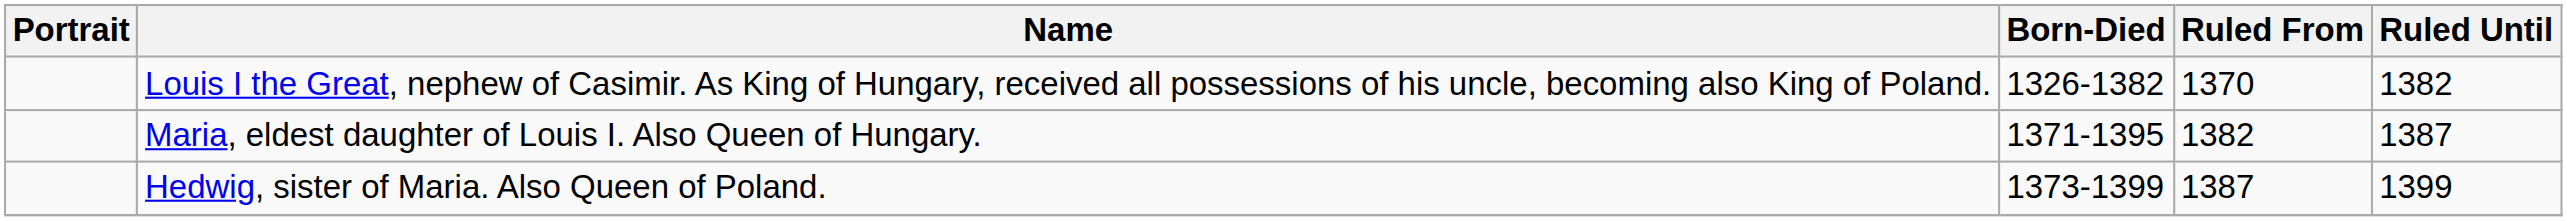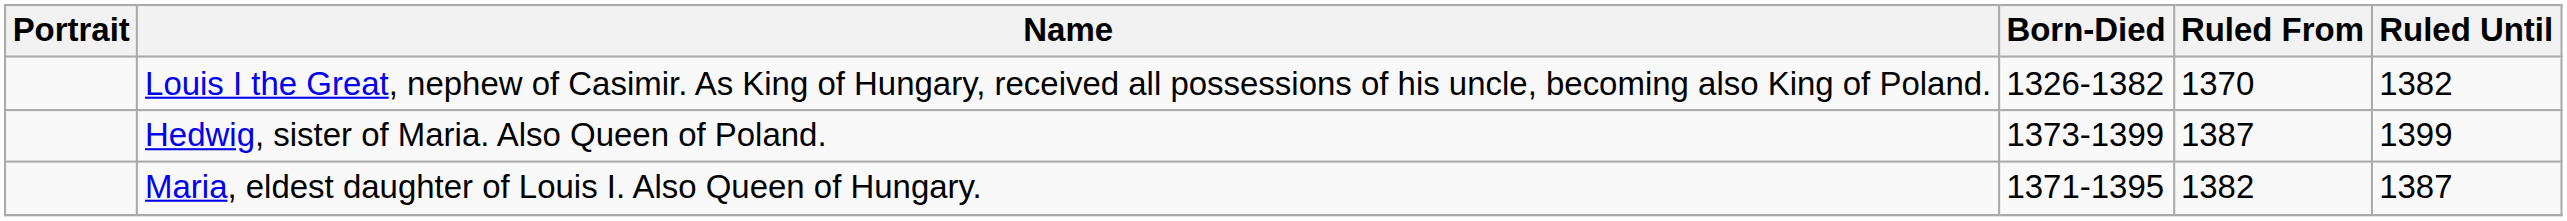rows swapped: (563, 135) <-> (486, 187)
